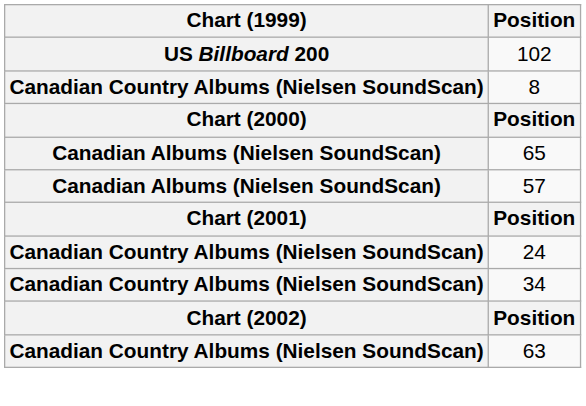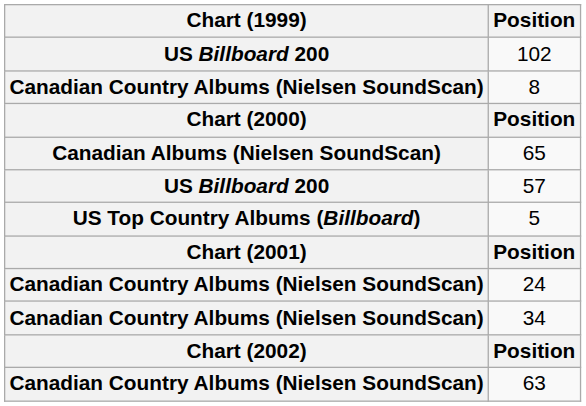(247, 185) Canadian Albums (Nielsen SoundScan) -> (247, 185) US Billboard 200
+ row: (534, 218)
